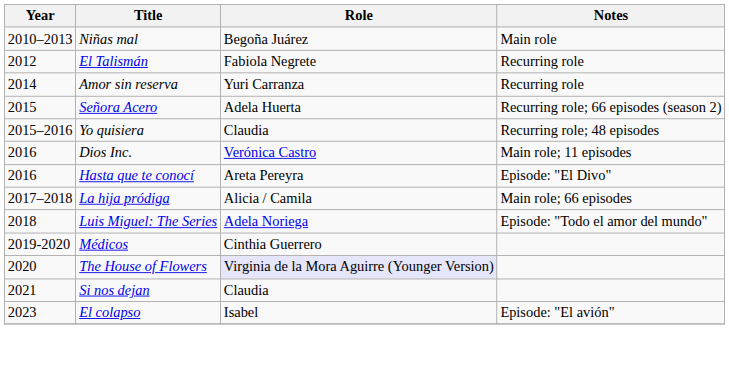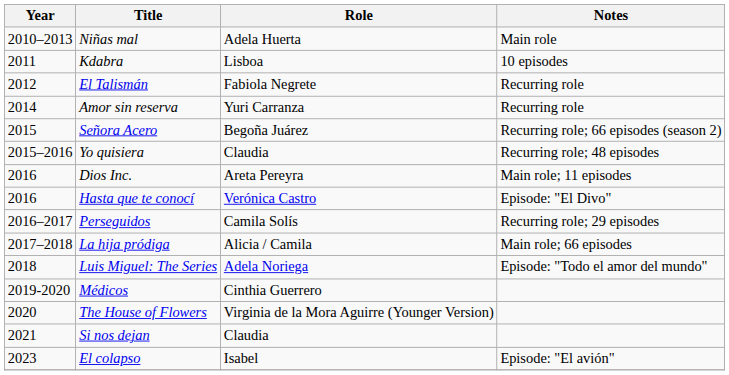(266, 38) Begoña Juárez -> (262, 38) Adela Huerta
+ row: (101, 61)
(262, 107) Adela Huerta -> (266, 130) Begoña Juárez
(270, 152) Verónica Castro -> (264, 175) Areta Pereyra
(264, 175) Areta Pereyra -> (270, 198) Verónica Castro
+ row: (115, 221)
(359, 267) lavender background -> (359, 312) no background
